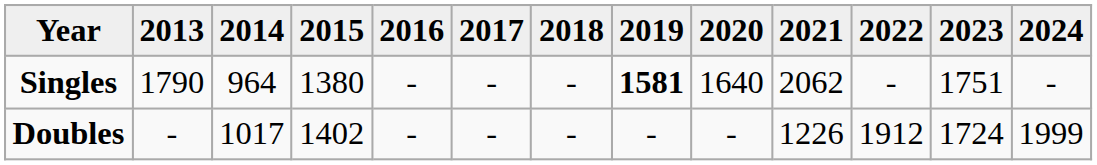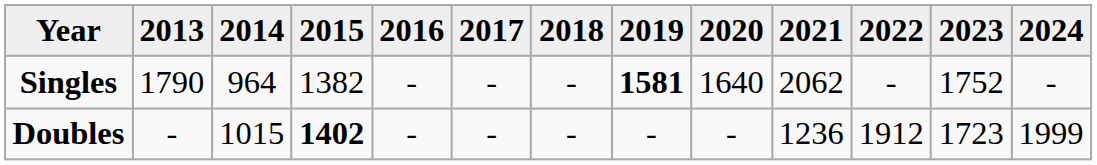(332, 81) 1380 -> (332, 81) 1382
(971, 81) 1751 -> (971, 81) 1752
(252, 133) 1017 -> (252, 133) 1015
(332, 133) normal -> (332, 133) bold
(811, 133) 1226 -> (811, 133) 1236
(971, 133) 1724 -> (971, 133) 1723
